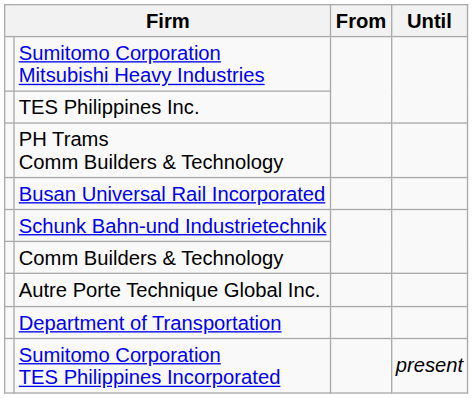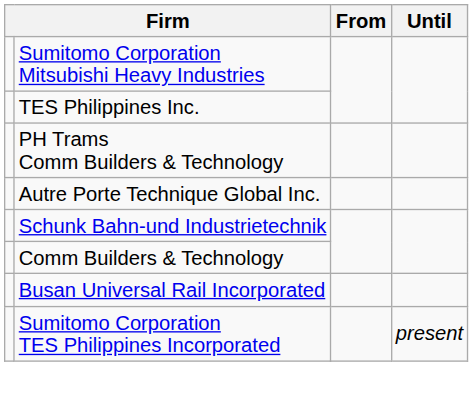rows swapped: (170, 290) <-> (172, 194)
- row: (150, 322)
